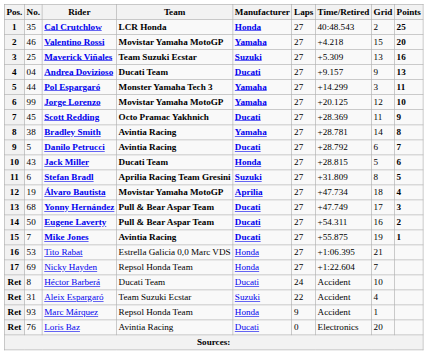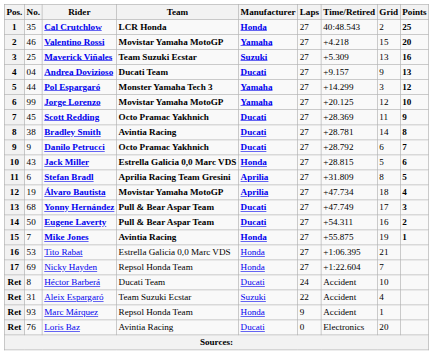(401, 87) 11 -> (407, 87) 12
(251, 132) Yamaha -> (253, 132) Ducati
(29, 147) 5 -> (29, 147) 9
(148, 147) Avintia Racing -> (164, 147) Octo Pramac Yakhnich
(143, 162) Ducati Team -> (177, 162) Estrella Galicia 0,0 Marc VDS
(248, 177) Suzuki -> (254, 177) Aprilia
(248, 237) Ducati -> (254, 237) Honda
